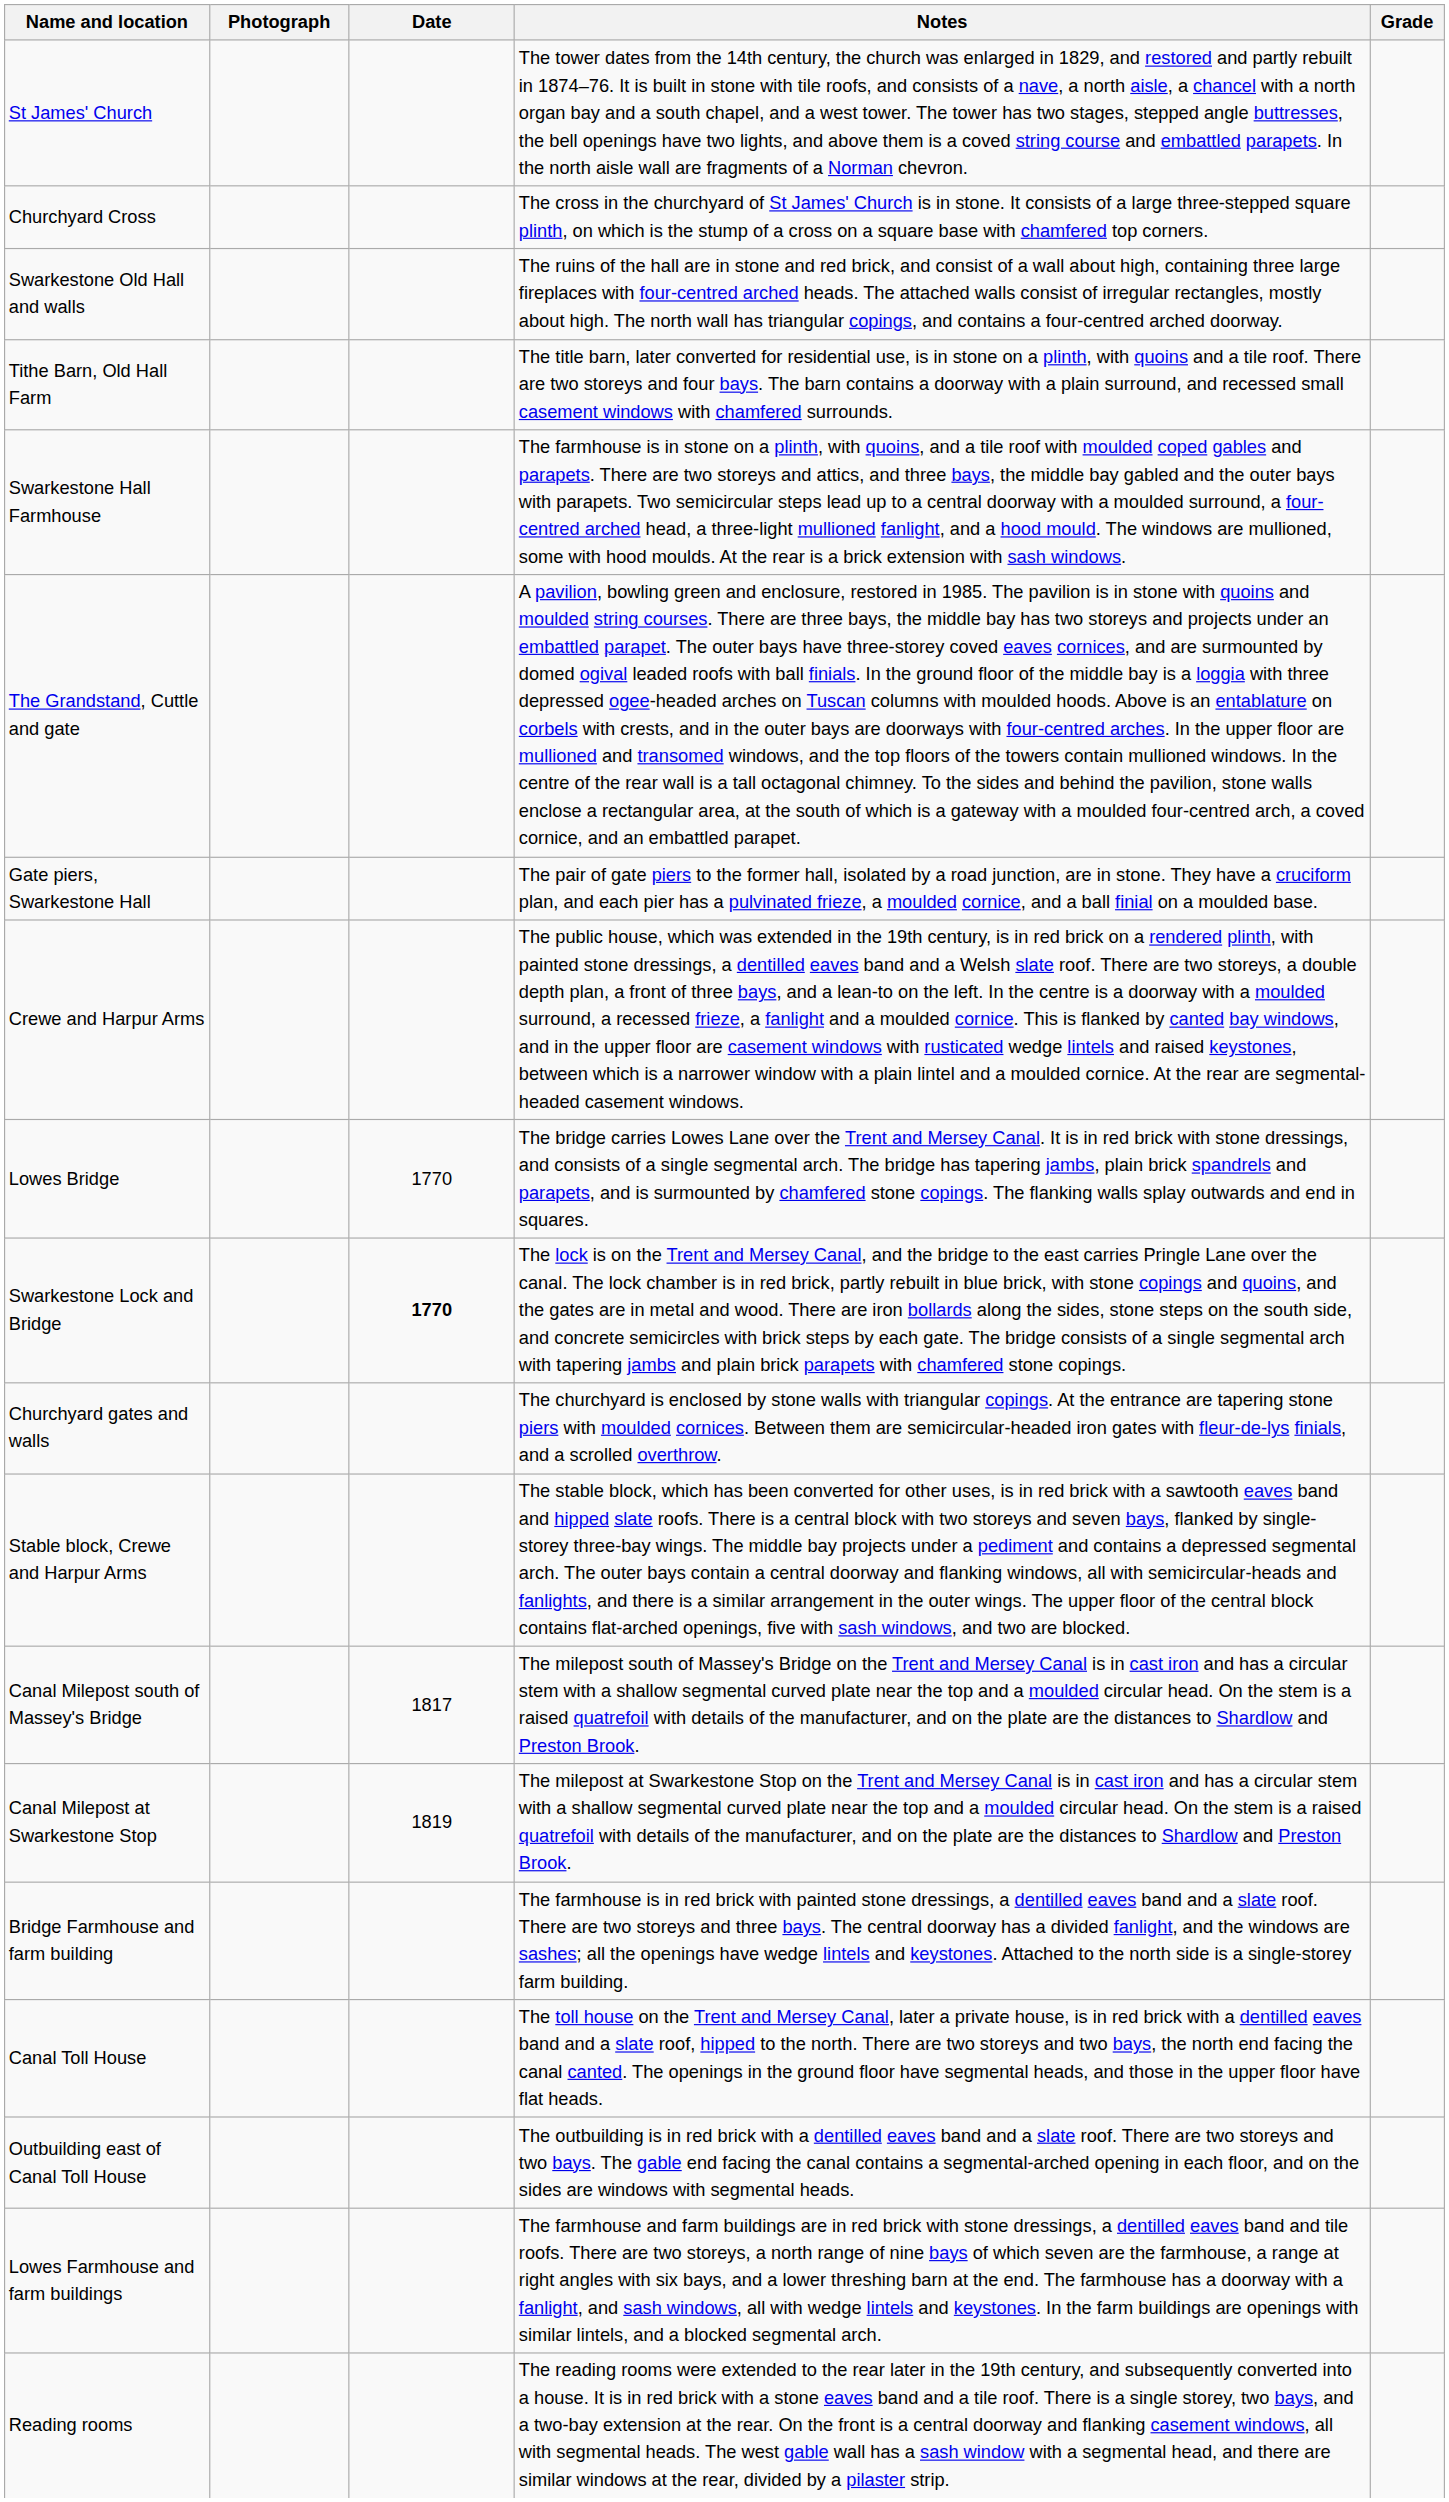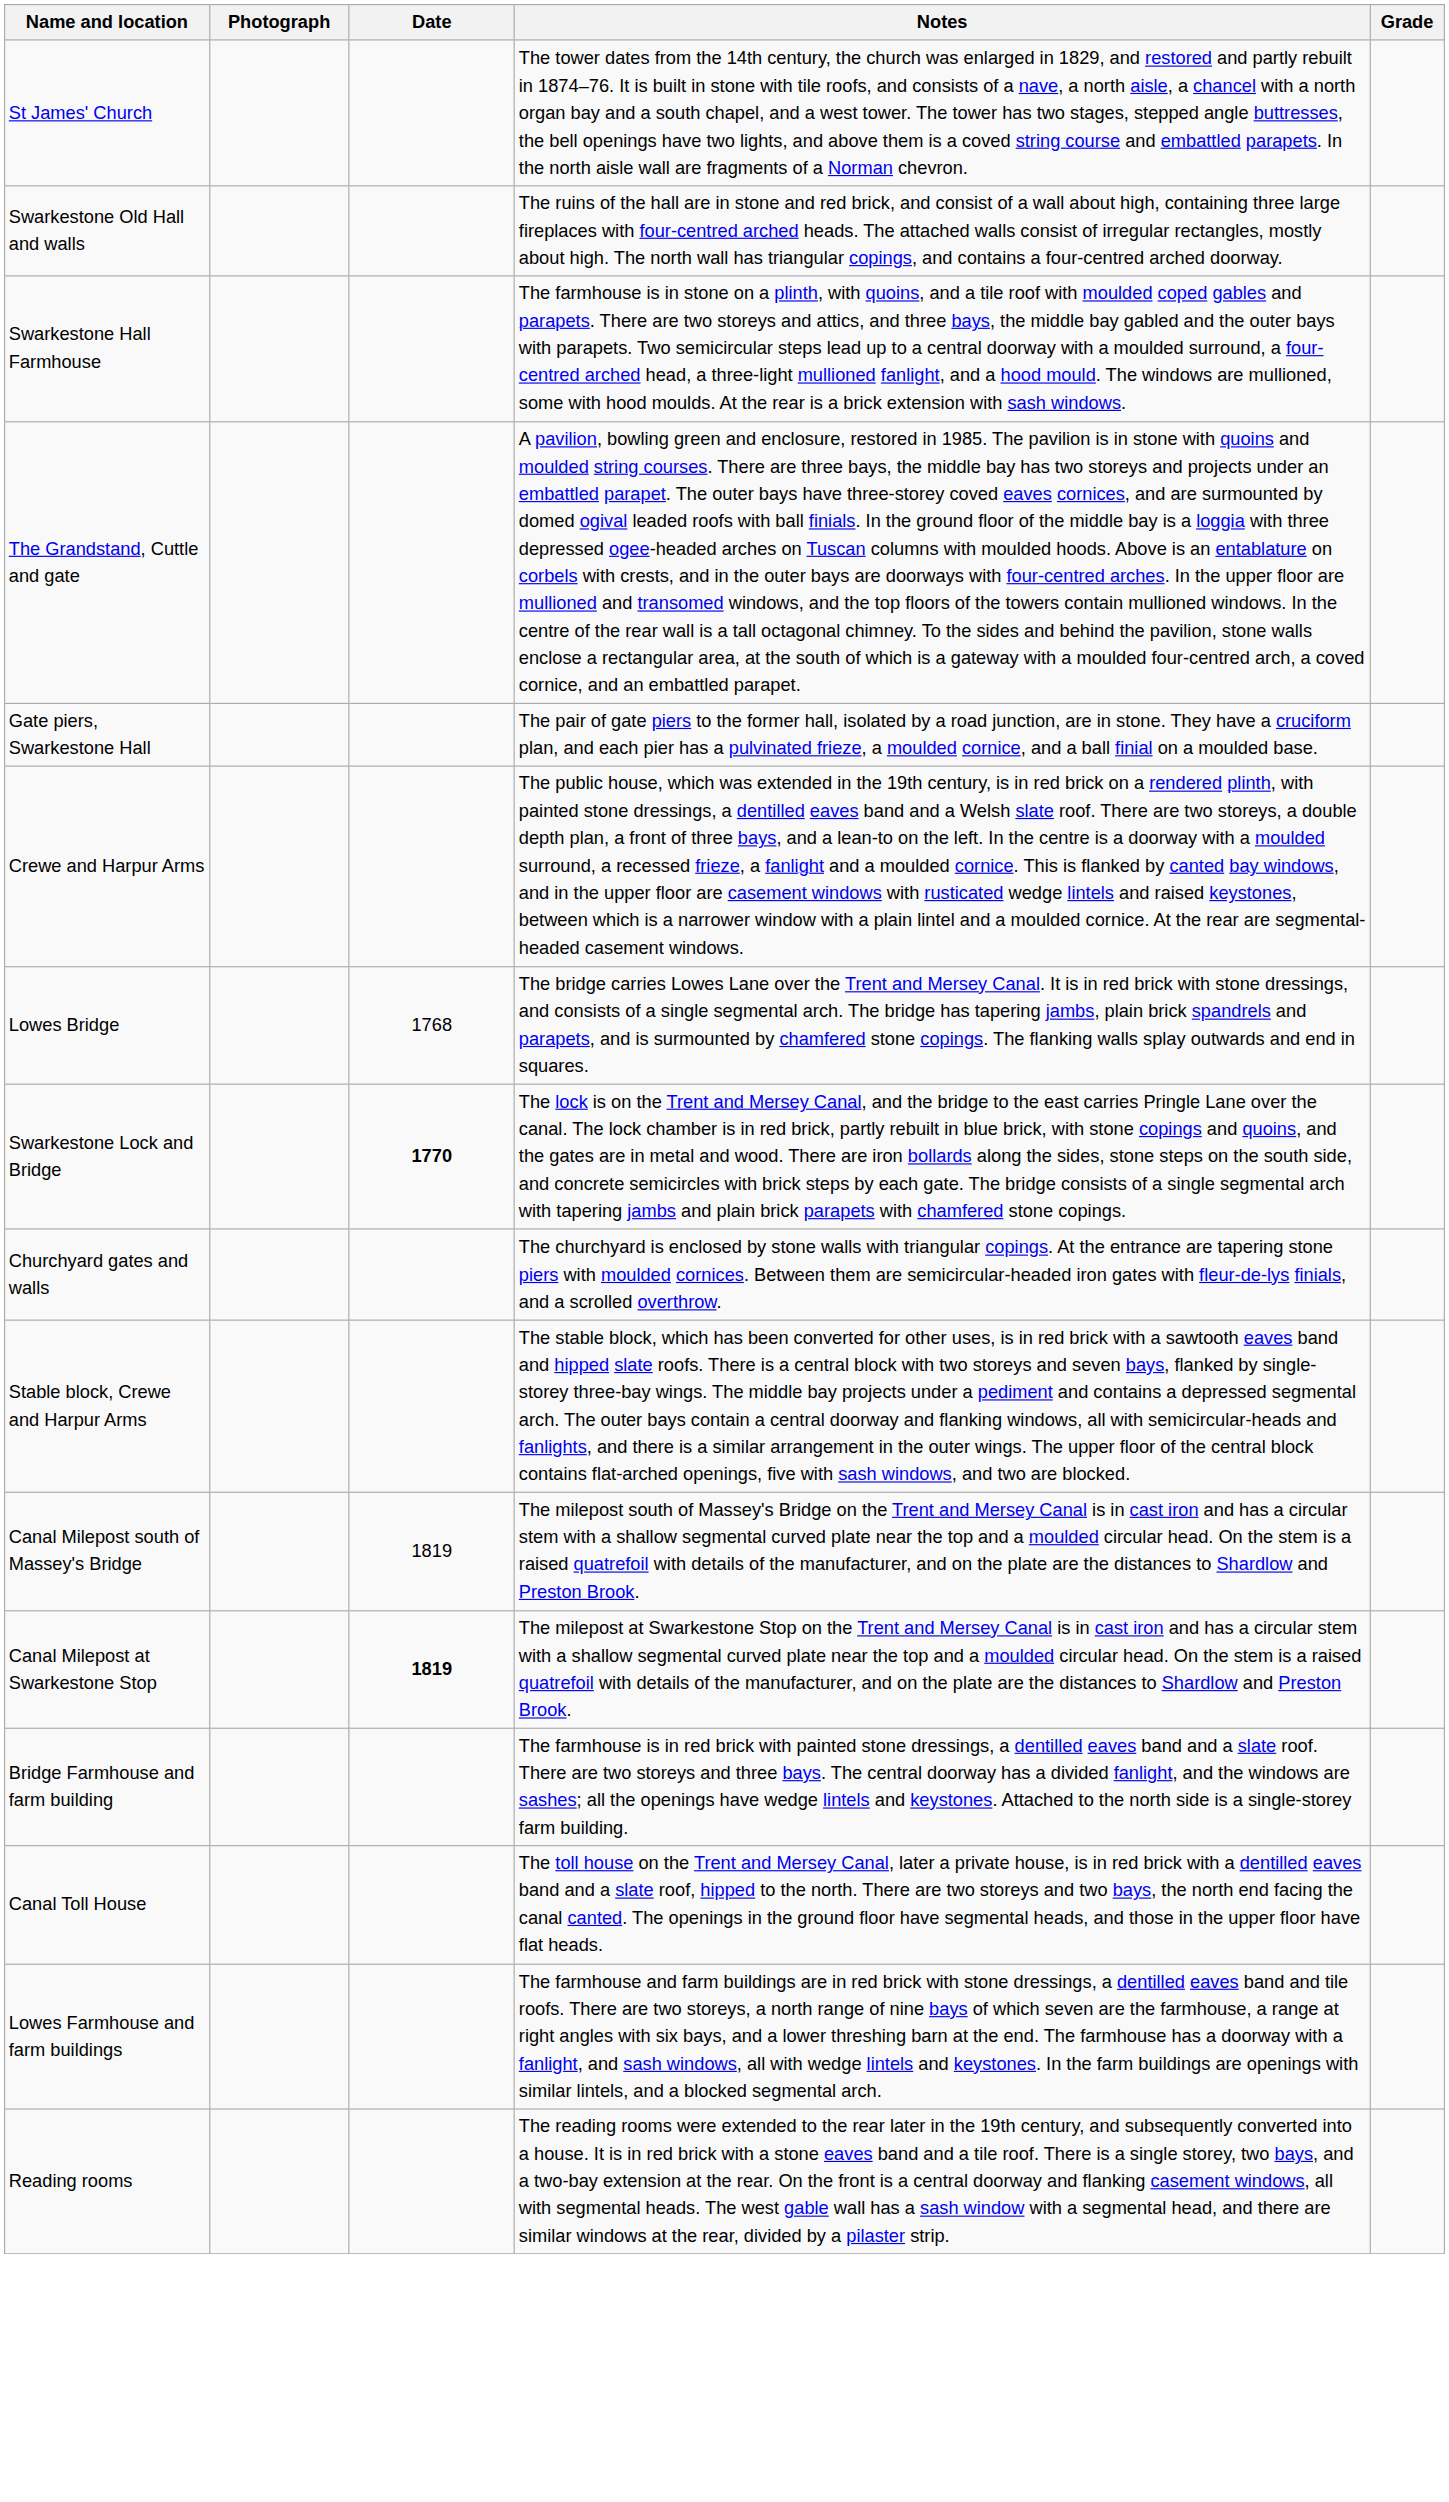- row: (82, 217)
- row: (88, 384)
(432, 1178) 1770 -> (432, 1025) 1768
(432, 1704) 1817 -> (432, 1551) 1819
(432, 1822) normal -> (432, 1669) bold
- row: (85, 2162)
